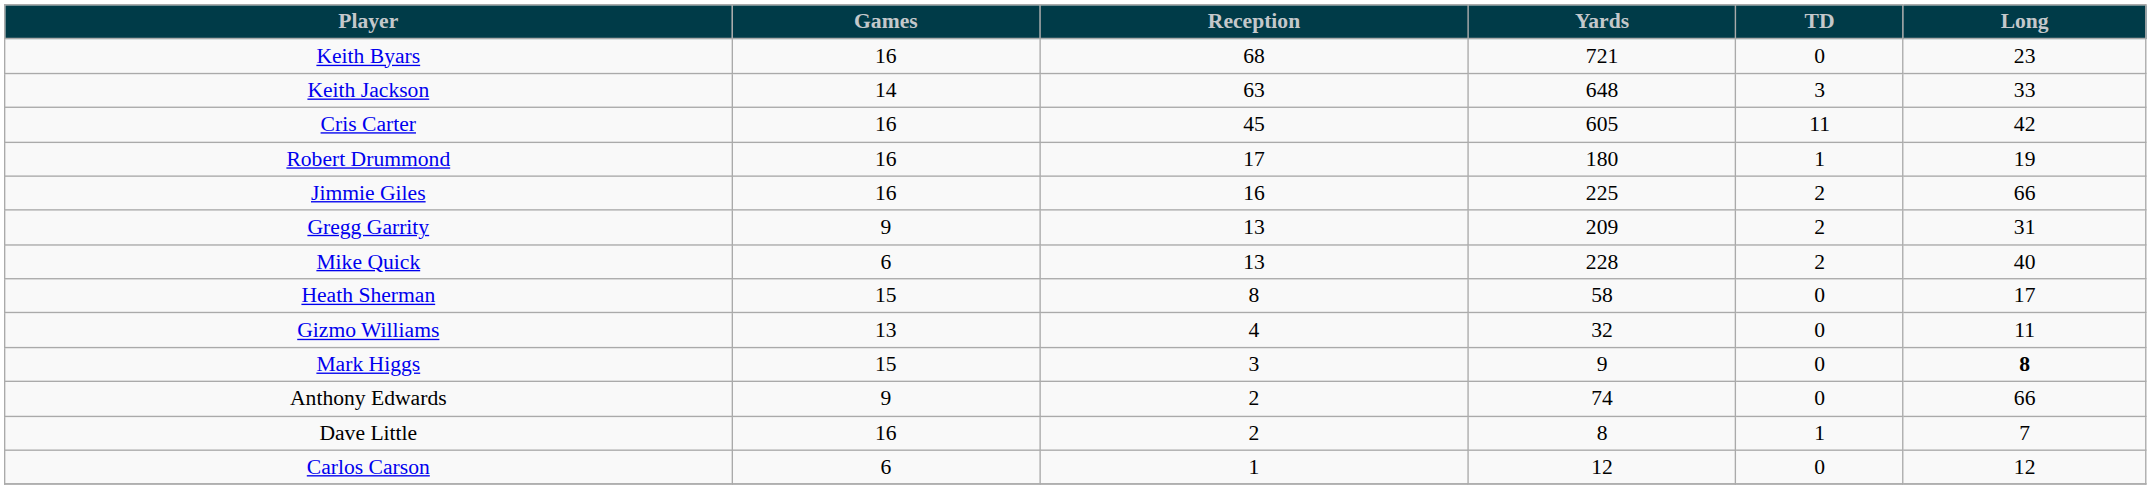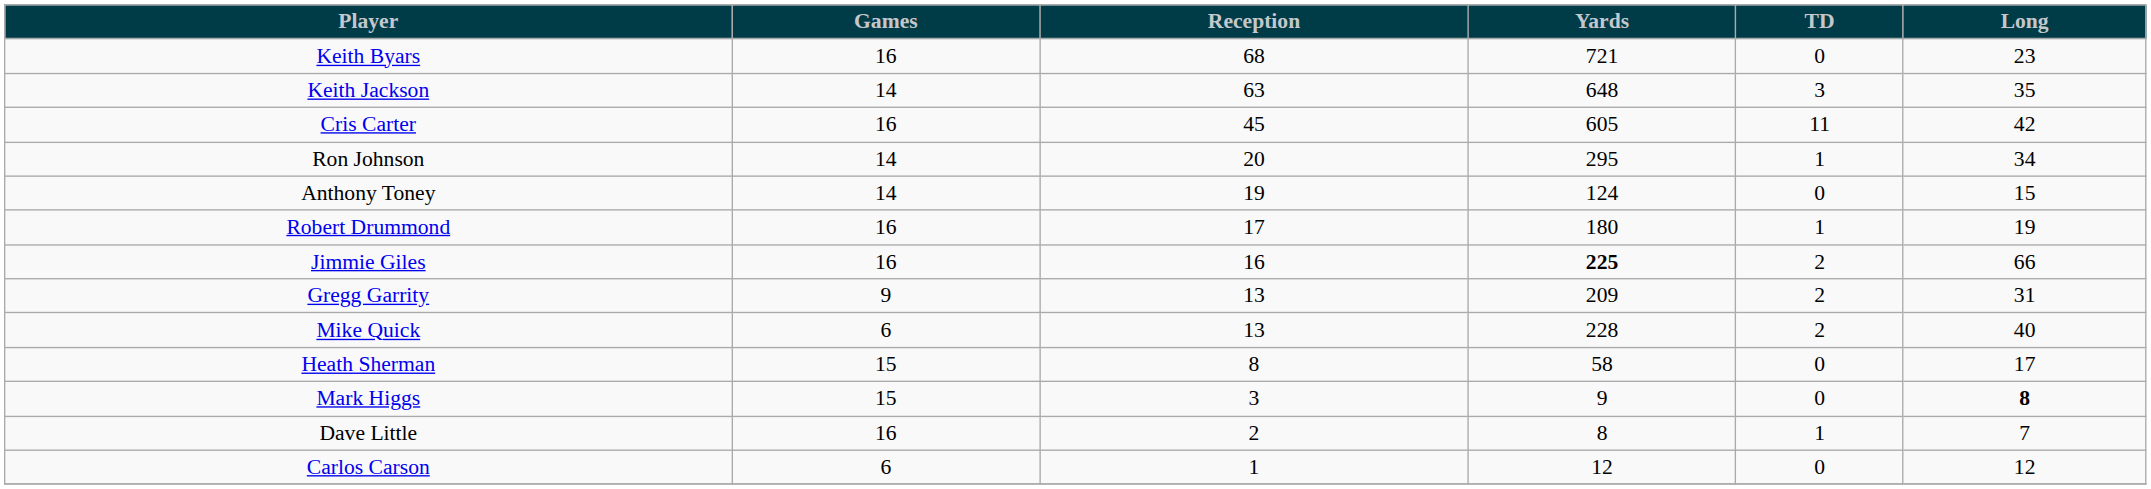(2025, 90) 33 -> (2025, 90) 35
+ row: (368, 158)
+ row: (368, 192)
(1602, 192) normal -> (1602, 261) bold
- row: (368, 329)
- row: (368, 398)
